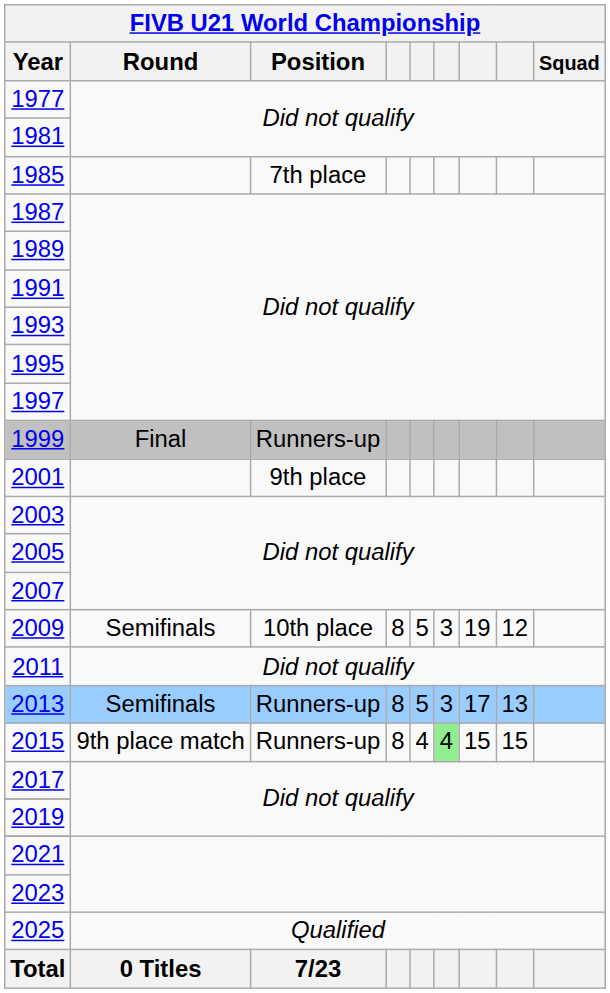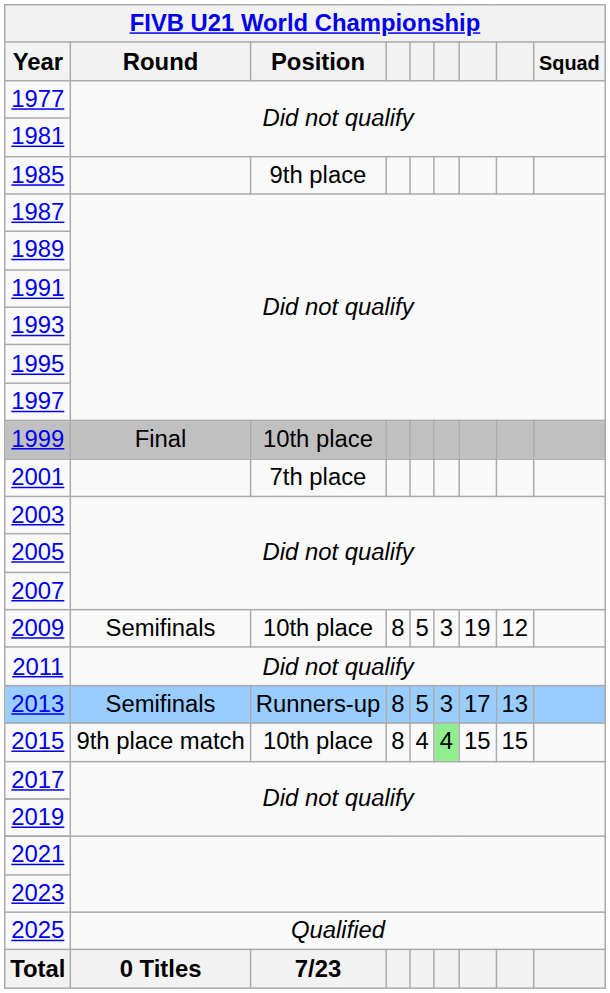(318, 174) 7th place -> (318, 174) 9th place
(318, 439) Runners-up -> (318, 439) 10th place
(318, 477) 9th place -> (318, 477) 7th place
(318, 741) Runners-up -> (318, 741) 10th place
